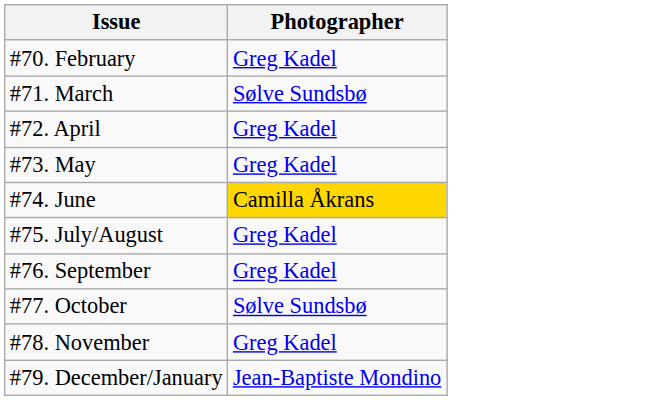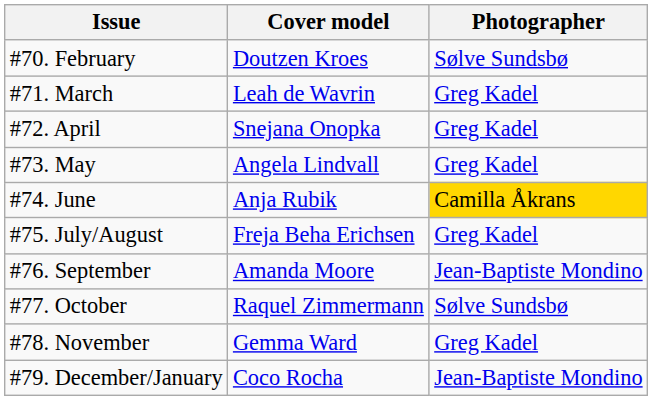+ column: (328, 22)
(285, 57) Greg Kadel -> (501, 57) Sølve Sundsbø
(300, 93) Sølve Sundsbø -> (486, 93) Greg Kadel
(285, 270) Greg Kadel -> (538, 270) Jean-Baptiste Mondino
